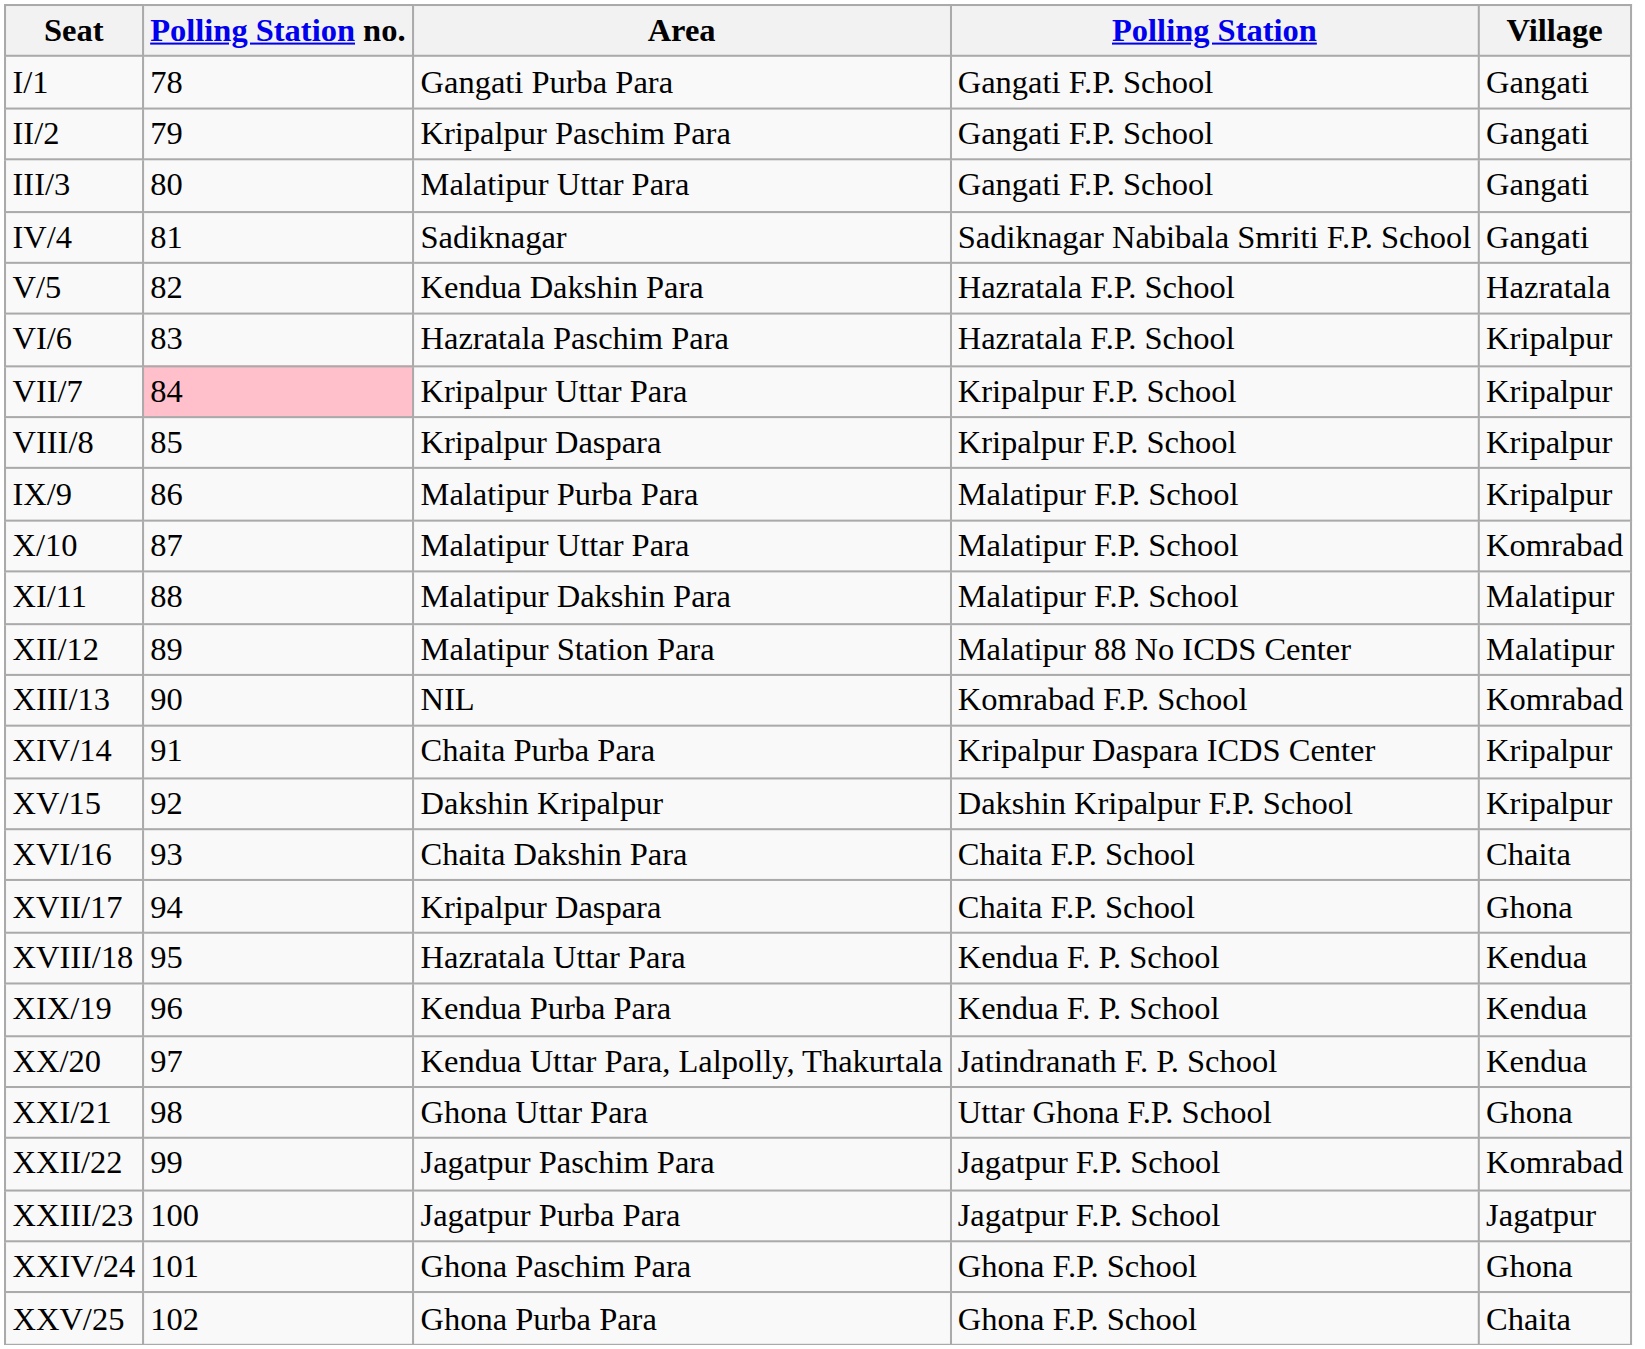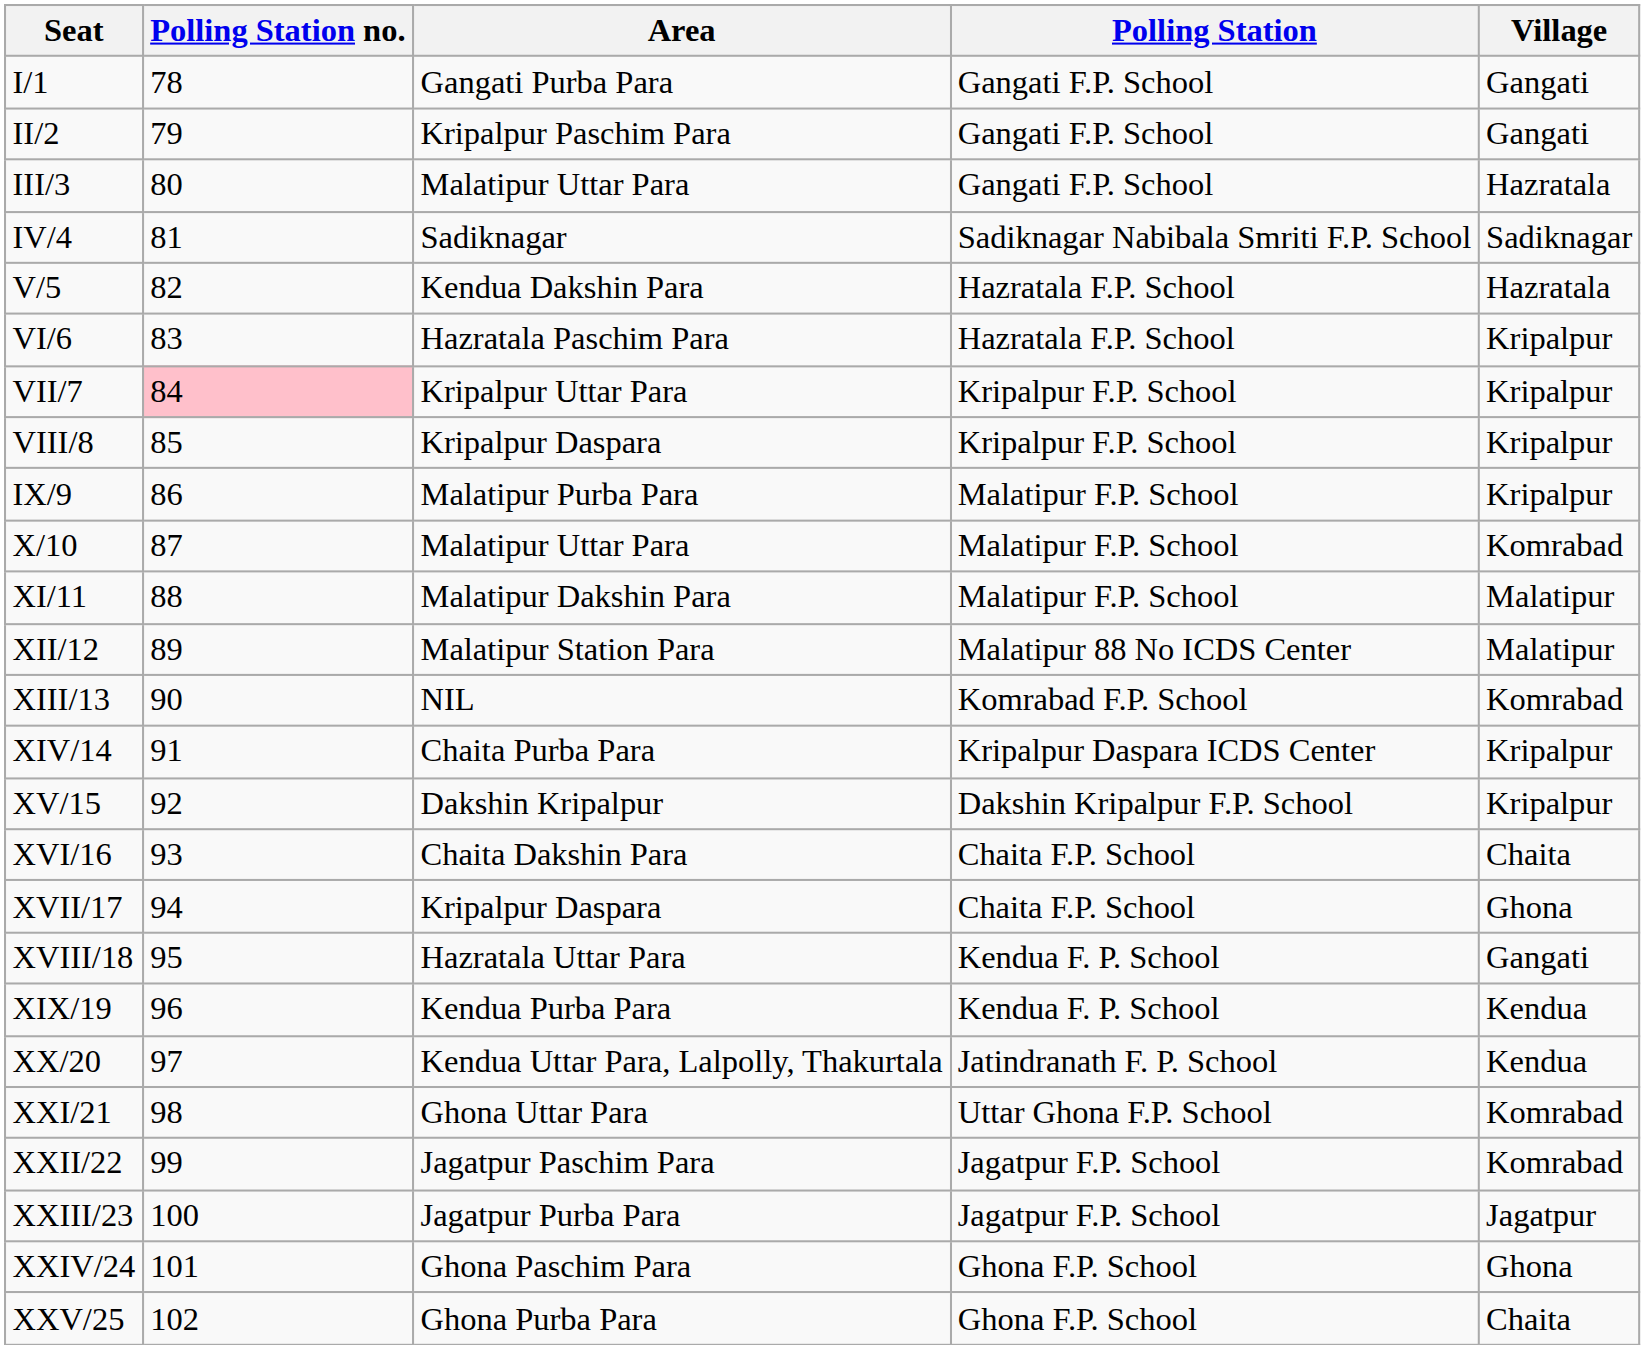(1538, 184) Gangati -> (1548, 184) Hazratala
(1538, 236) Gangati -> (1559, 236) Sadiknagar
(1537, 957) Kendua -> (1538, 957) Gangati
(1529, 1111) Ghona -> (1555, 1111) Komrabad
